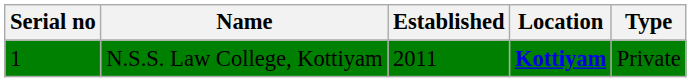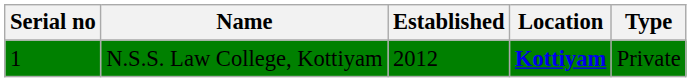(415, 58) 2011 -> (415, 58) 2012
